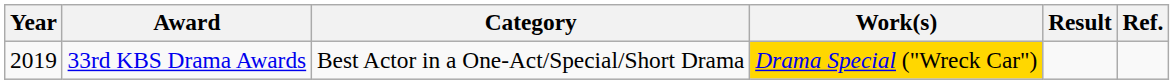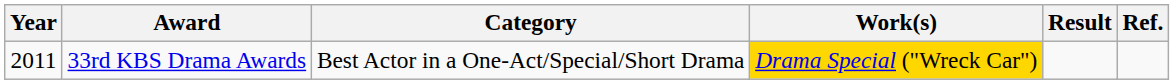(33, 60) 2019 -> (33, 60) 2011
